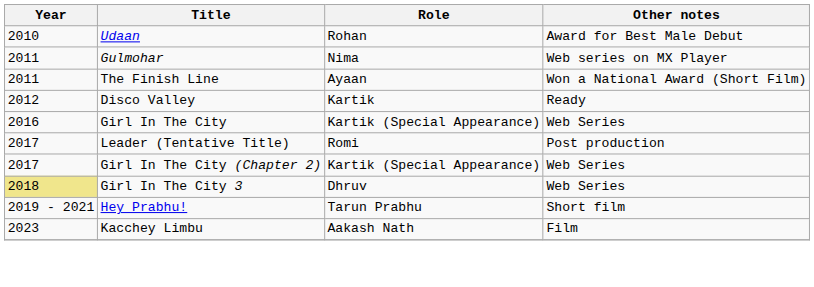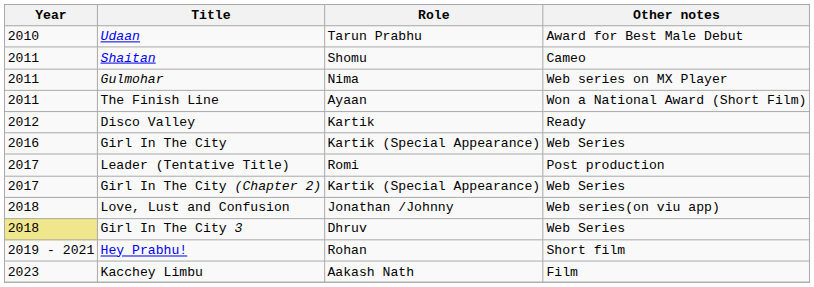(347, 37) Rohan -> (375, 37) Tarun Prabhu
+ row: (128, 58)
+ row: (195, 208)
(375, 208) Tarun Prabhu -> (347, 251) Rohan
